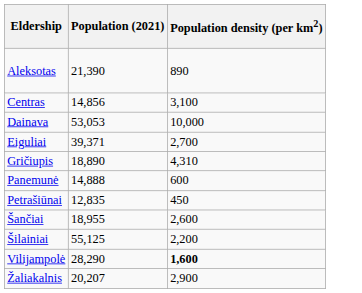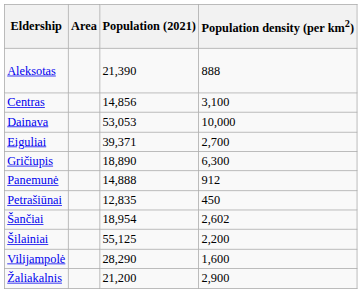+ column: (84, 26)
(179, 70) 890 -> (211, 70) 888
(184, 161) 4,310 -> (215, 161) 6,300
(179, 180) 600 -> (211, 180) 912
(88, 219) 18,955 -> (119, 219) 18,954
(184, 219) 2,600 -> (215, 219) 2,602
(184, 258) bold -> (215, 258) normal
(88, 278) 20,207 -> (119, 278) 21,200
